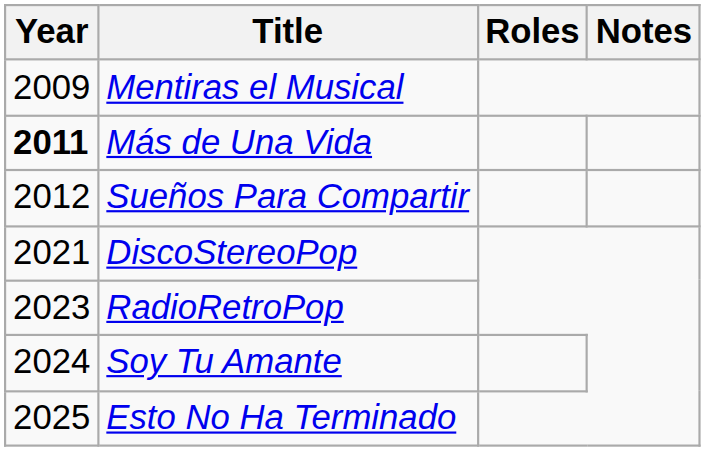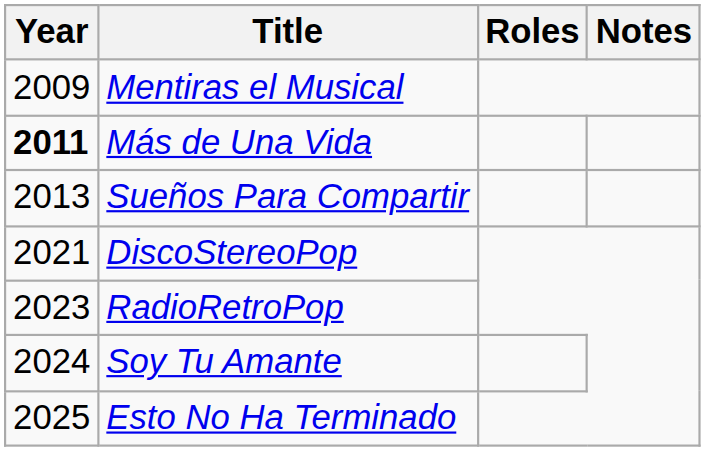(52, 197) 2012 -> (52, 197) 2013
